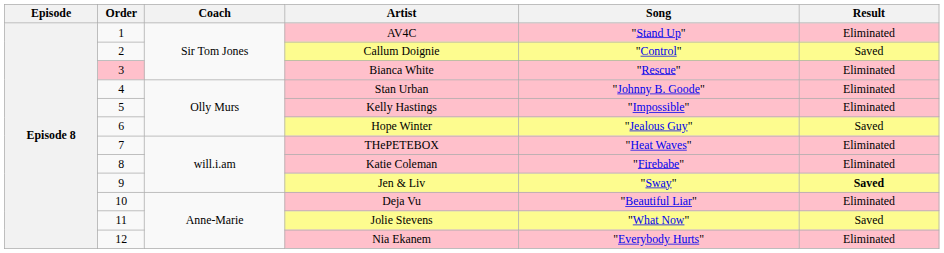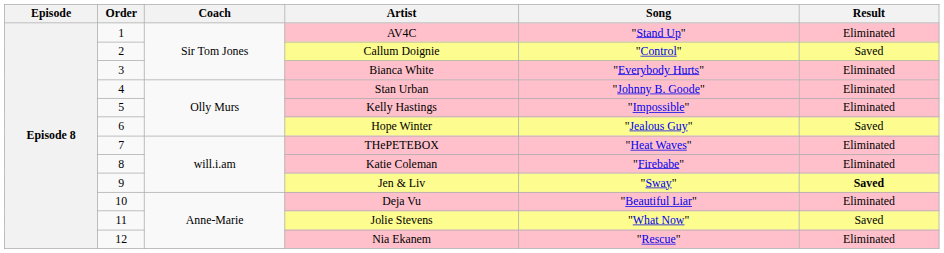(121, 70) pink background -> (121, 70) no background
(659, 70) "Rescue" -> (659, 70) "Everybody Hurts"
(659, 239) "Everybody Hurts" -> (659, 239) "Rescue"
